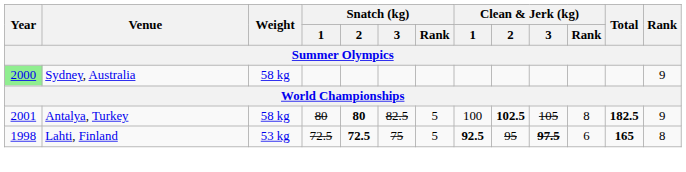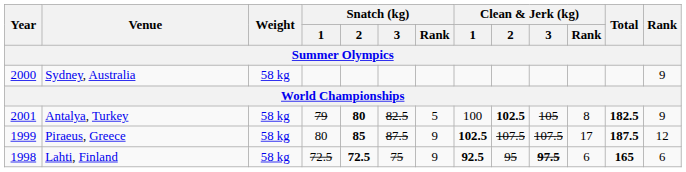(23, 75) lightgreen background -> (23, 75) no background
(321, 116) 80 -> (321, 116) 79
+ row: (85, 136)
(275, 136) 53 kg -> (275, 156) 58 kg
(435, 136) 5 -> (435, 156) 9
(662, 136) 8 -> (662, 156) 6
